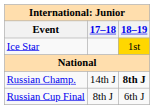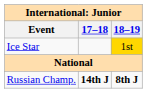(103, 79) normal -> (95, 79) bold
- row: (46, 96)
